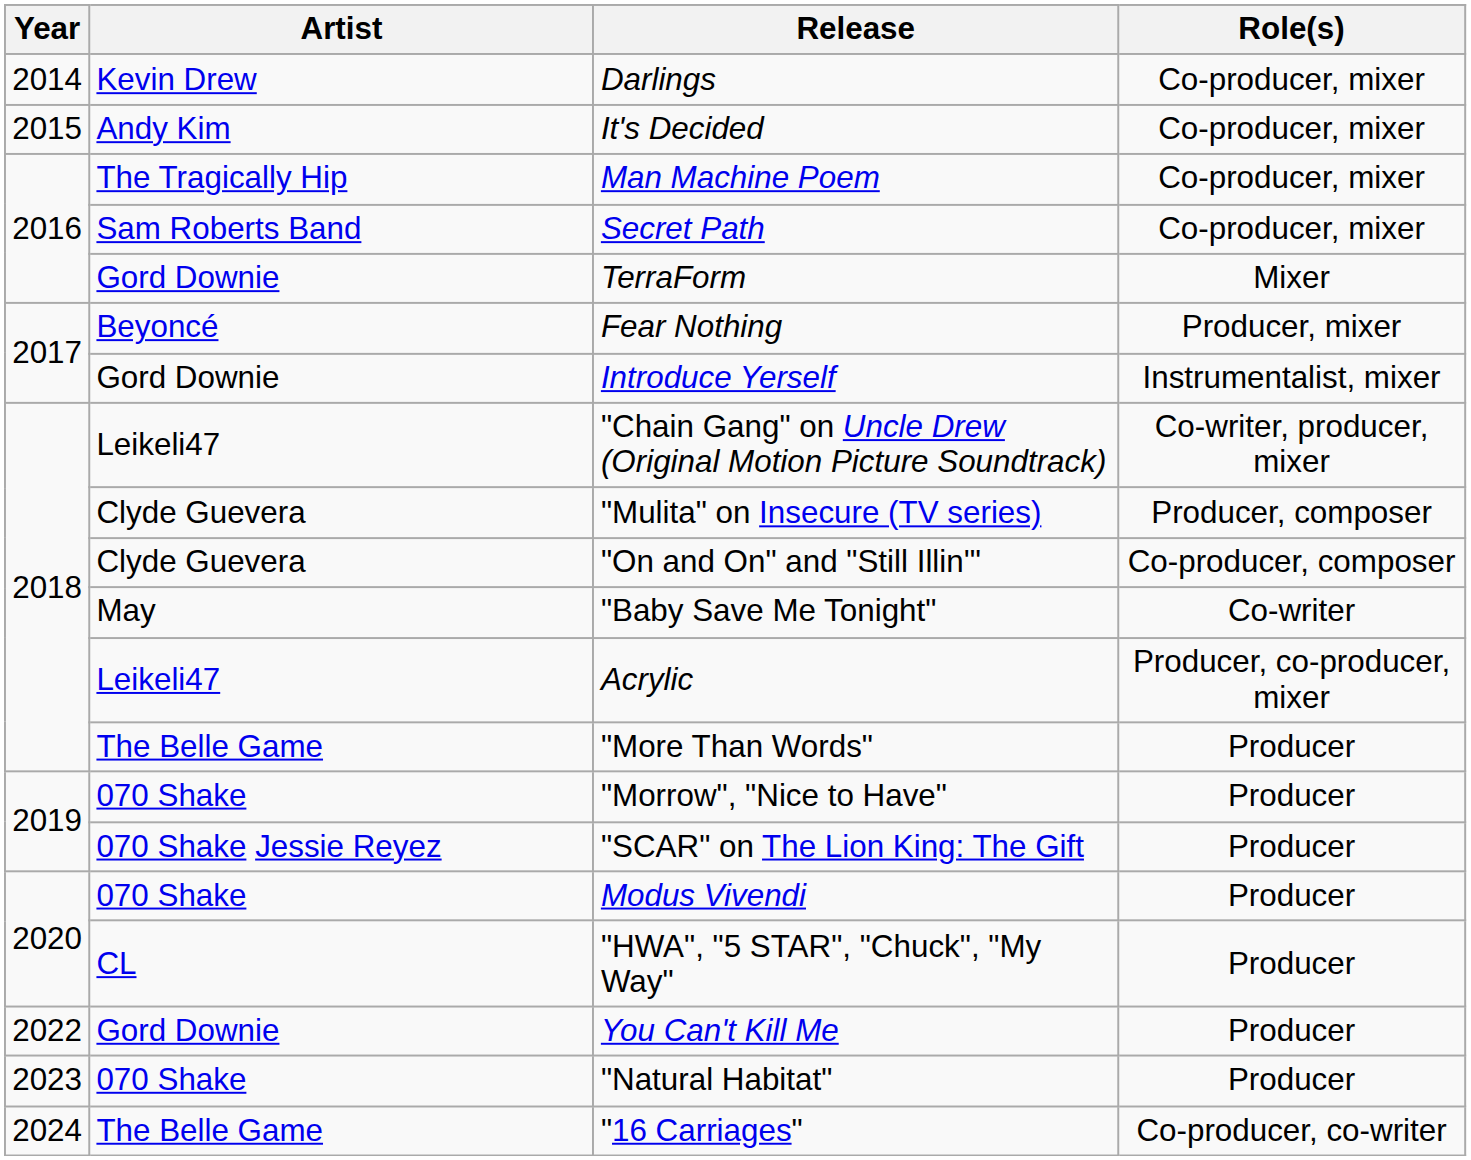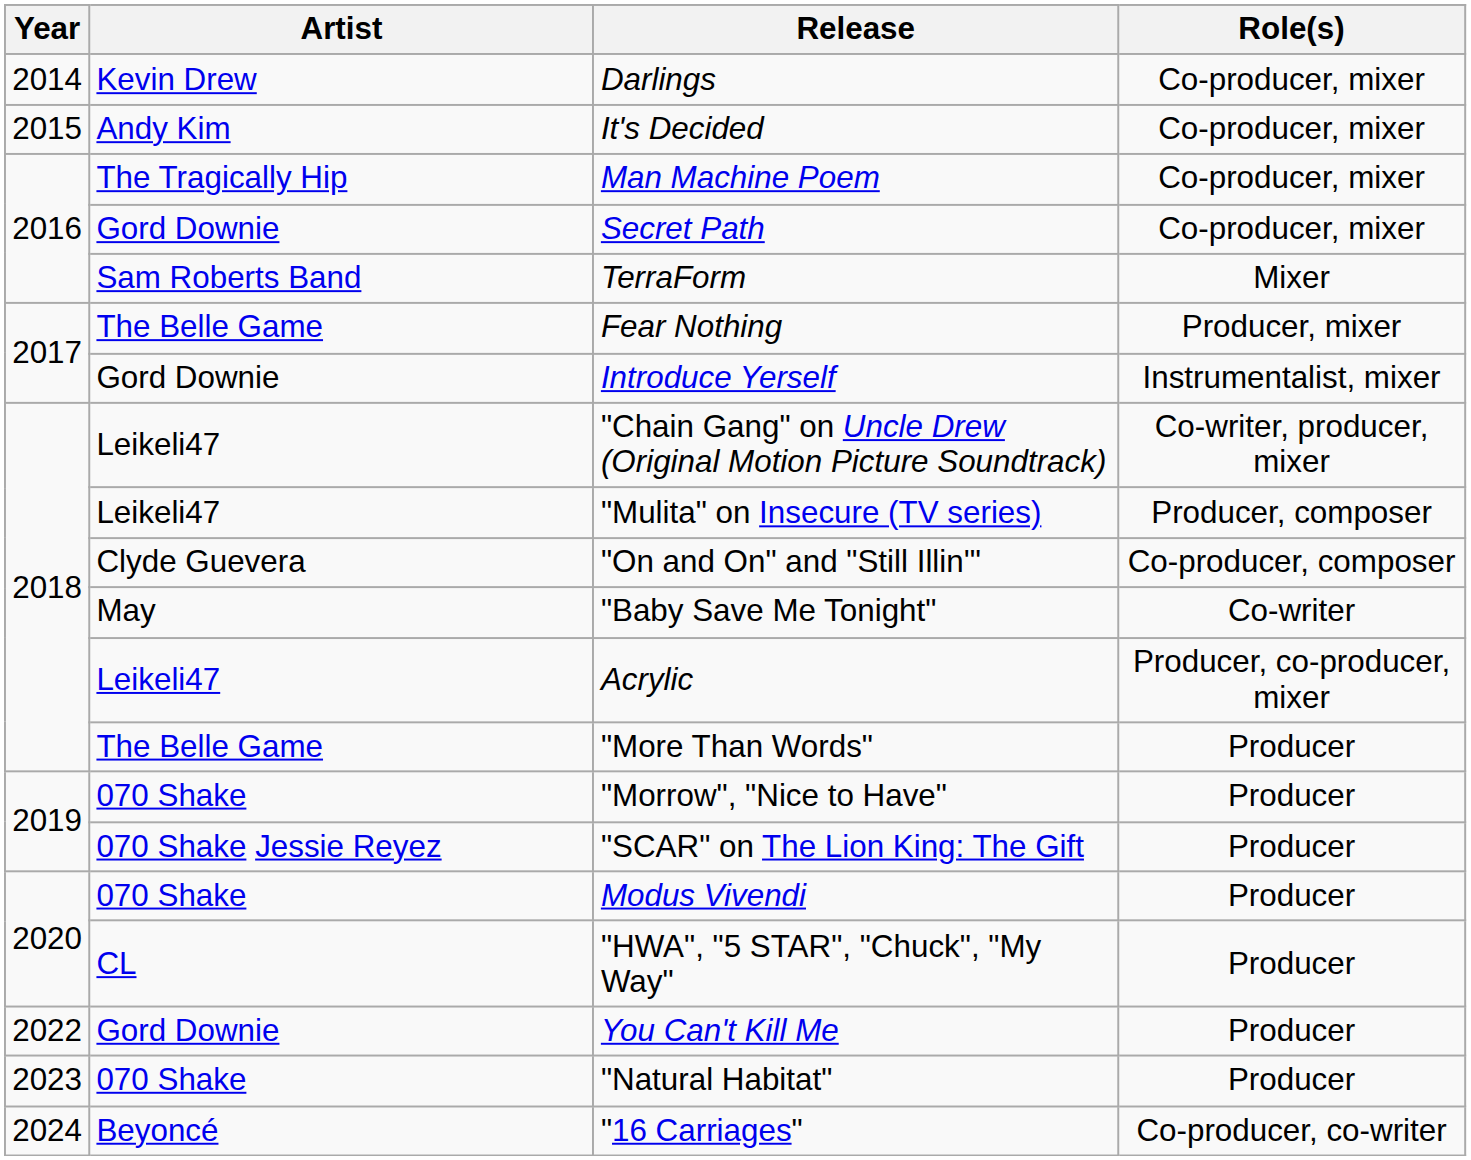(229, 228) Sam Roberts Band -> (188, 228) Gord Downie
(188, 278) Gord Downie -> (229, 278) Sam Roberts Band
(157, 327) Beyoncé -> (210, 327) The Belle Game
(201, 512) Clyde Guevera -> (158, 512) Leikeli47
(210, 1129) The Belle Game -> (157, 1129) Beyoncé
